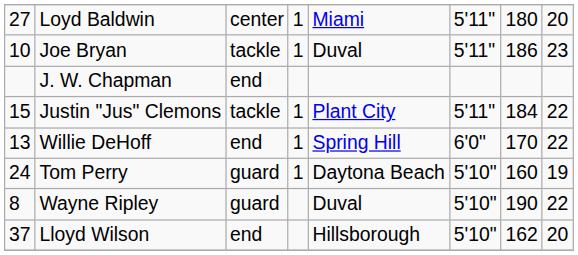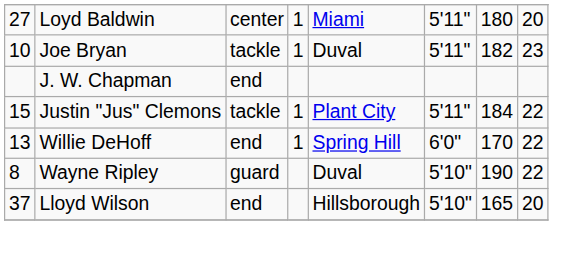(522, 50) 186 -> (497, 50) 182
- row: (84, 173)
(522, 234) 162 -> (497, 204) 165
